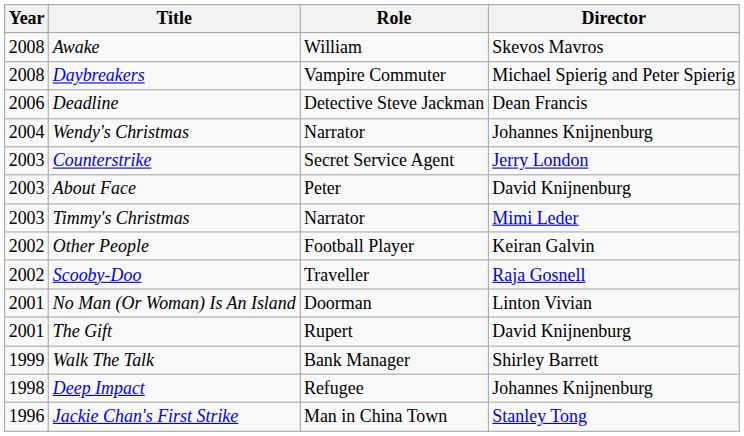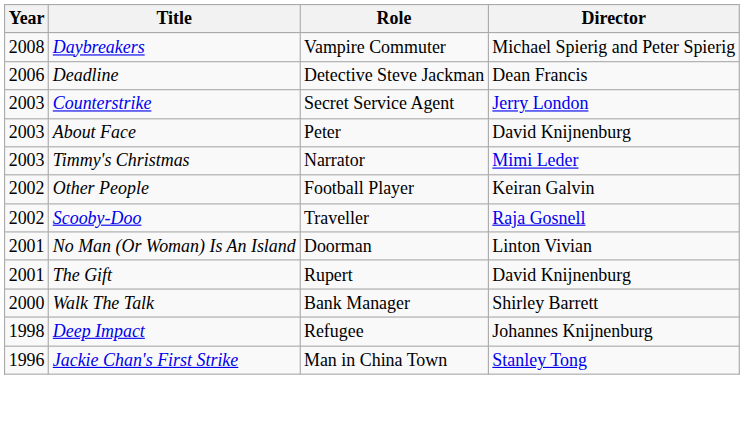- row: (76, 47)
- row: (121, 132)
(27, 359) 1999 -> (27, 302) 2000
